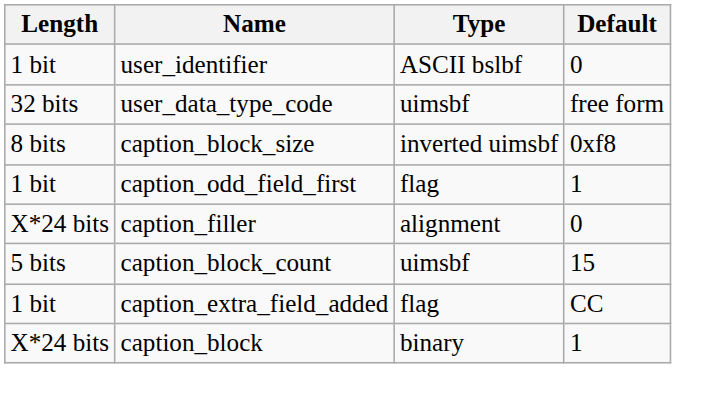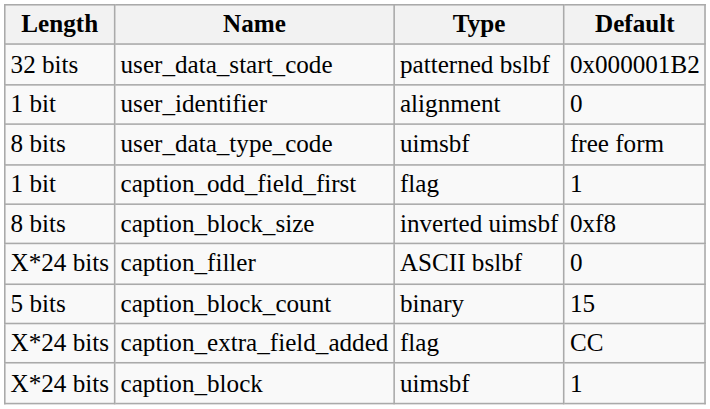+ row: (227, 64)
(461, 64) ASCII bslbf -> (450, 104) alignment
(44, 104) 32 bits -> (38, 143) 8 bits
rows swapped: (218, 143) <-> (238, 183)
(450, 223) alignment -> (461, 263) ASCII bslbf
(435, 263) uimsbf -> (432, 303) binary
(33, 303) 1 bit -> (60, 343) X*24 bits
(432, 343) binary -> (435, 382) uimsbf
